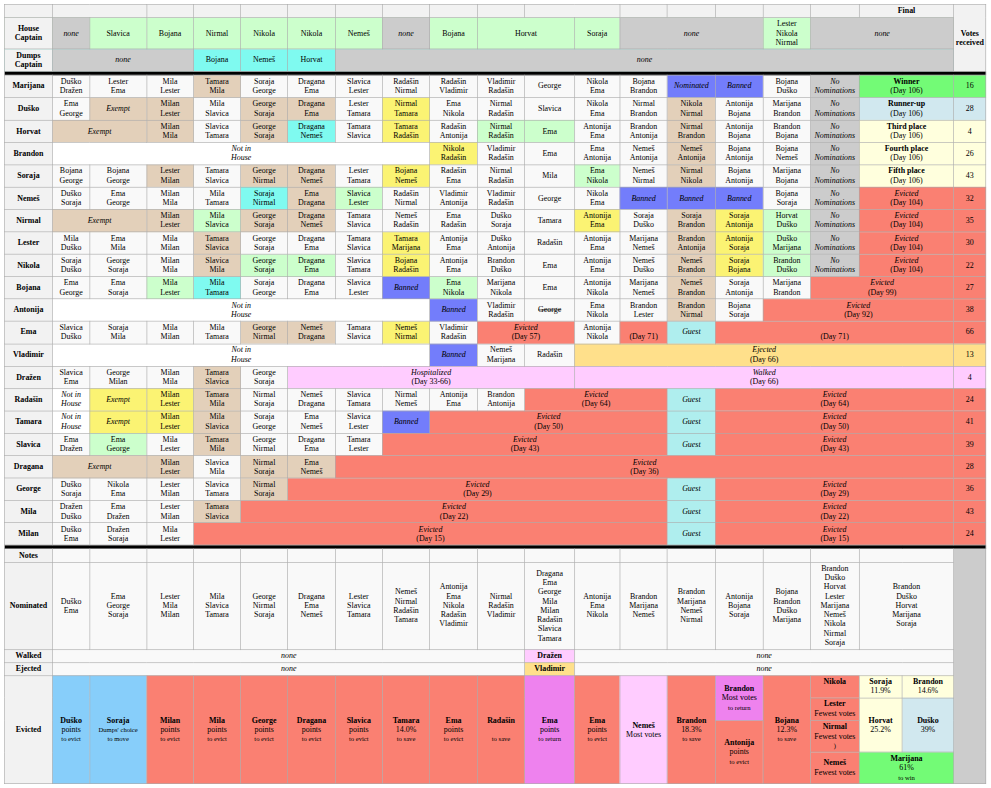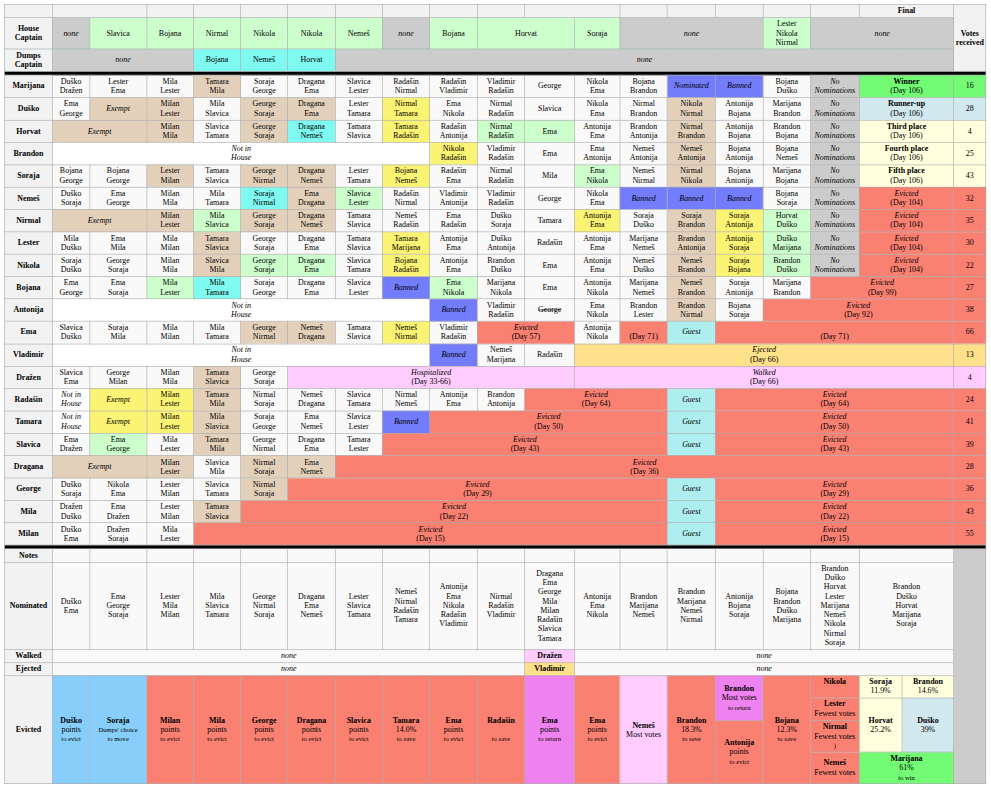(970, 153) 26 -> (970, 153) 25
(970, 533) 24 -> (970, 533) 55
